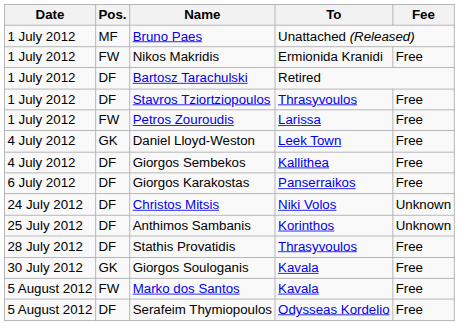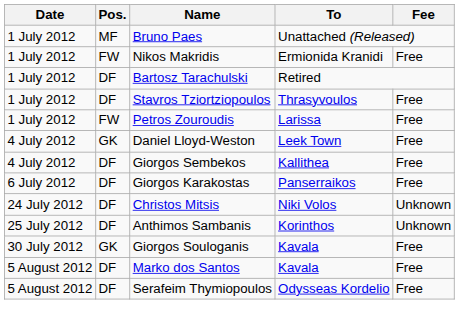- row: (184, 246)
(109, 288) FW -> (107, 267) DF
